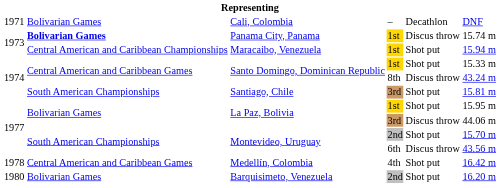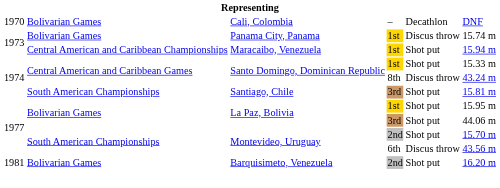(14, 21) 1971 -> (14, 21) 1970
(66, 36) bold -> (64, 36) normal
(433, 120) Discus throw -> (423, 120) Shot put
- row: (272, 162)
(14, 176) 1980 -> (14, 162) 1981
